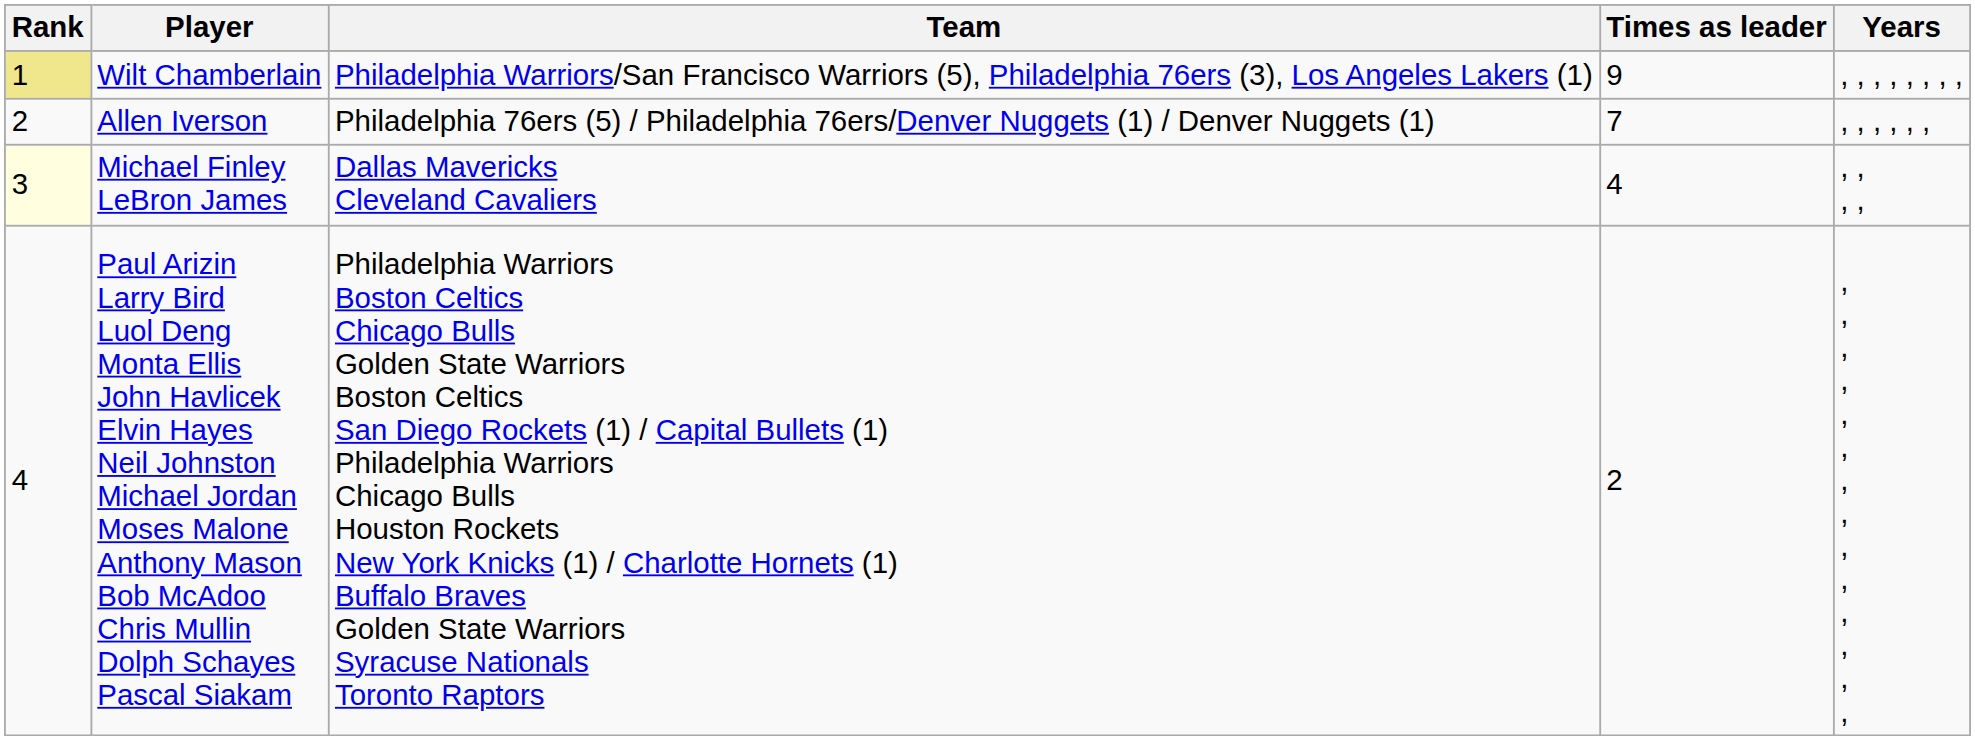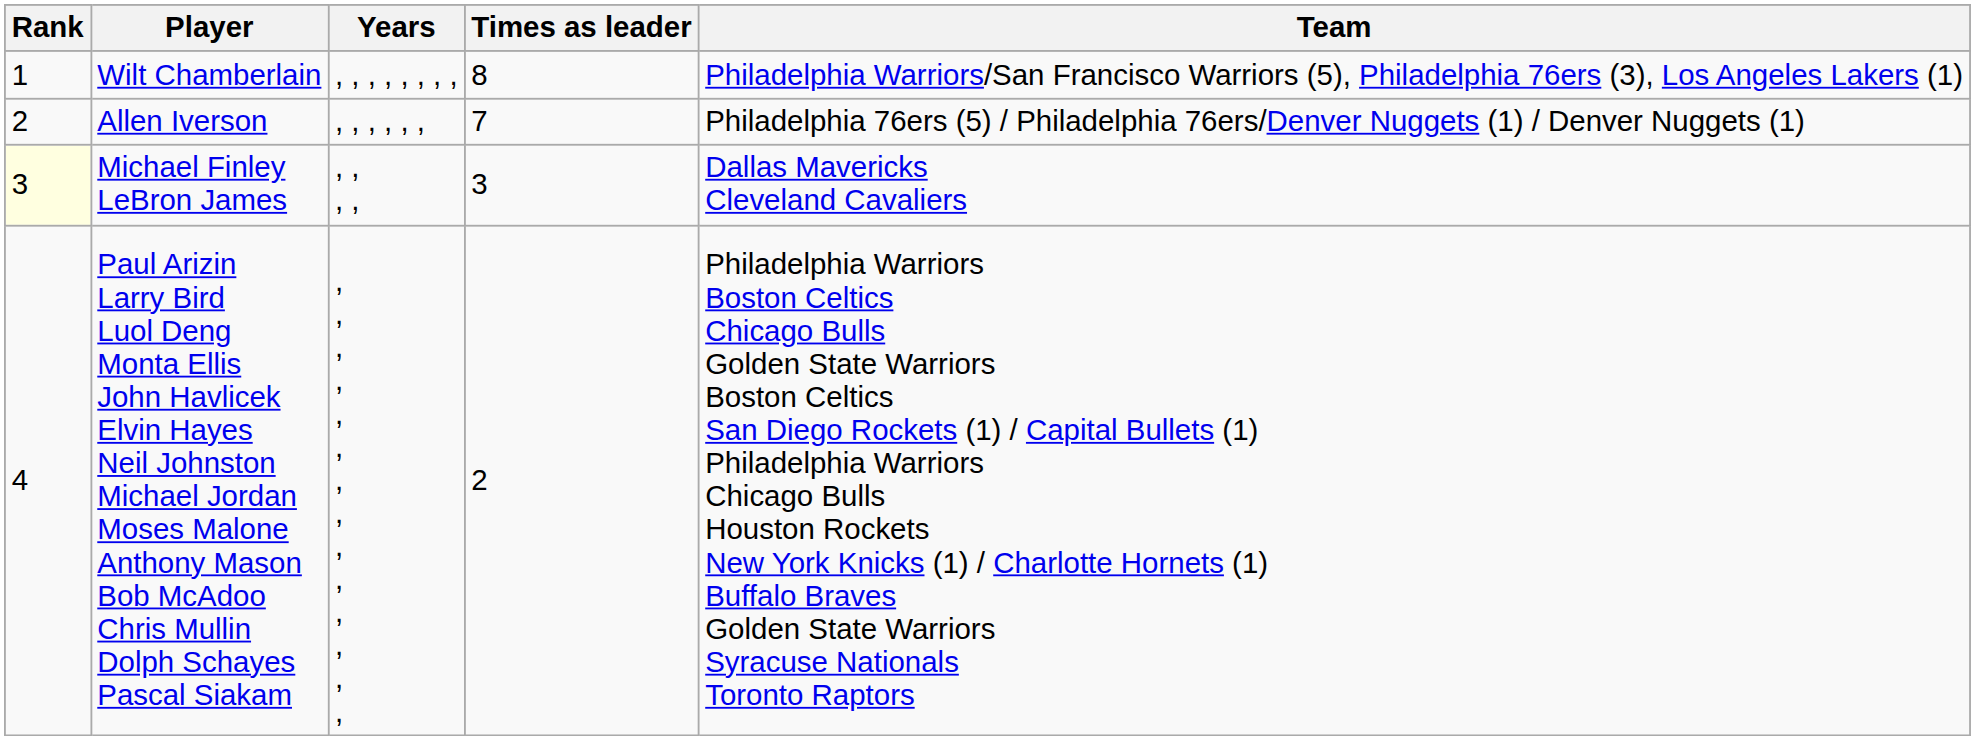columns swapped: (964, 27) <-> (1902, 27)
(20, 74) khaki background -> (20, 74) no background
(1614, 74) 9 -> (479, 74) 8
(1614, 184) 4 -> (479, 184) 3
